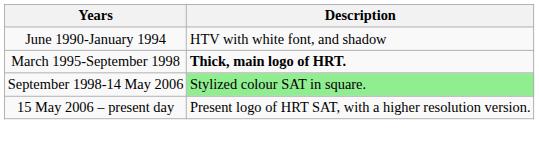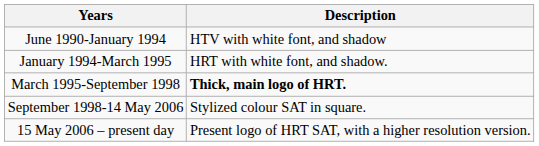+ row: (96, 61)
(278, 84) lightgreen background -> (278, 107) no background
